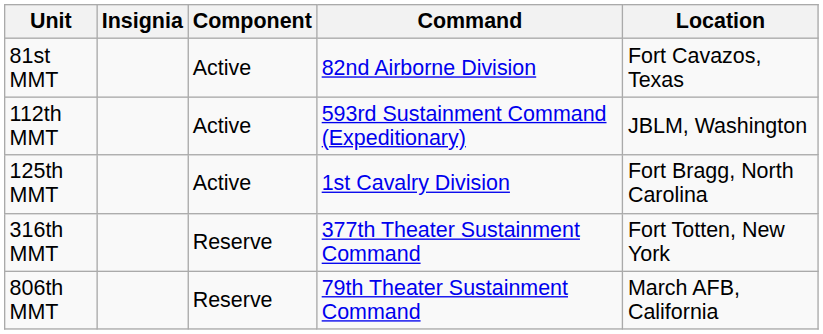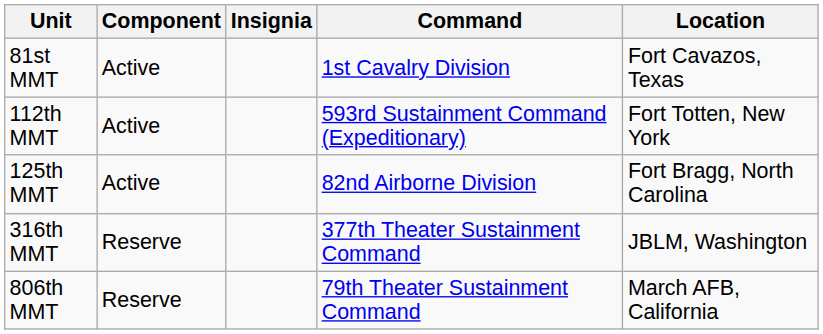columns swapped: (252, 21) <-> (142, 21)
(429, 67) 82nd Airborne Division -> (416, 67) 1st Cavalry Division
(718, 125) JBLM, Washington -> (706, 125) Fort Totten, New York
(416, 183) 1st Cavalry Division -> (429, 183) 82nd Airborne Division
(706, 241) Fort Totten, New York -> (718, 241) JBLM, Washington
